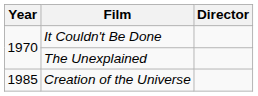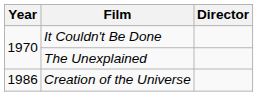(23, 79) 1985 -> (23, 79) 1986
